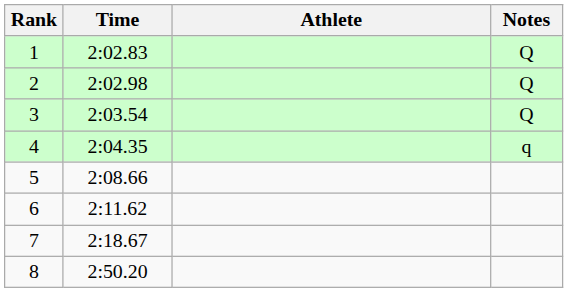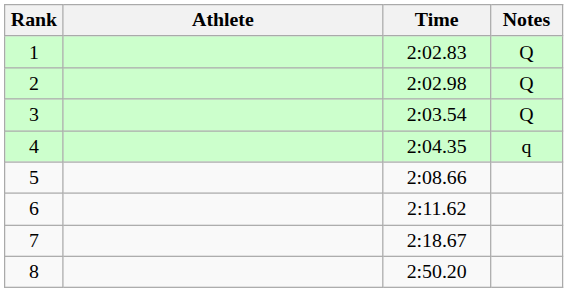columns swapped: (331, 20) <-> (118, 20)
